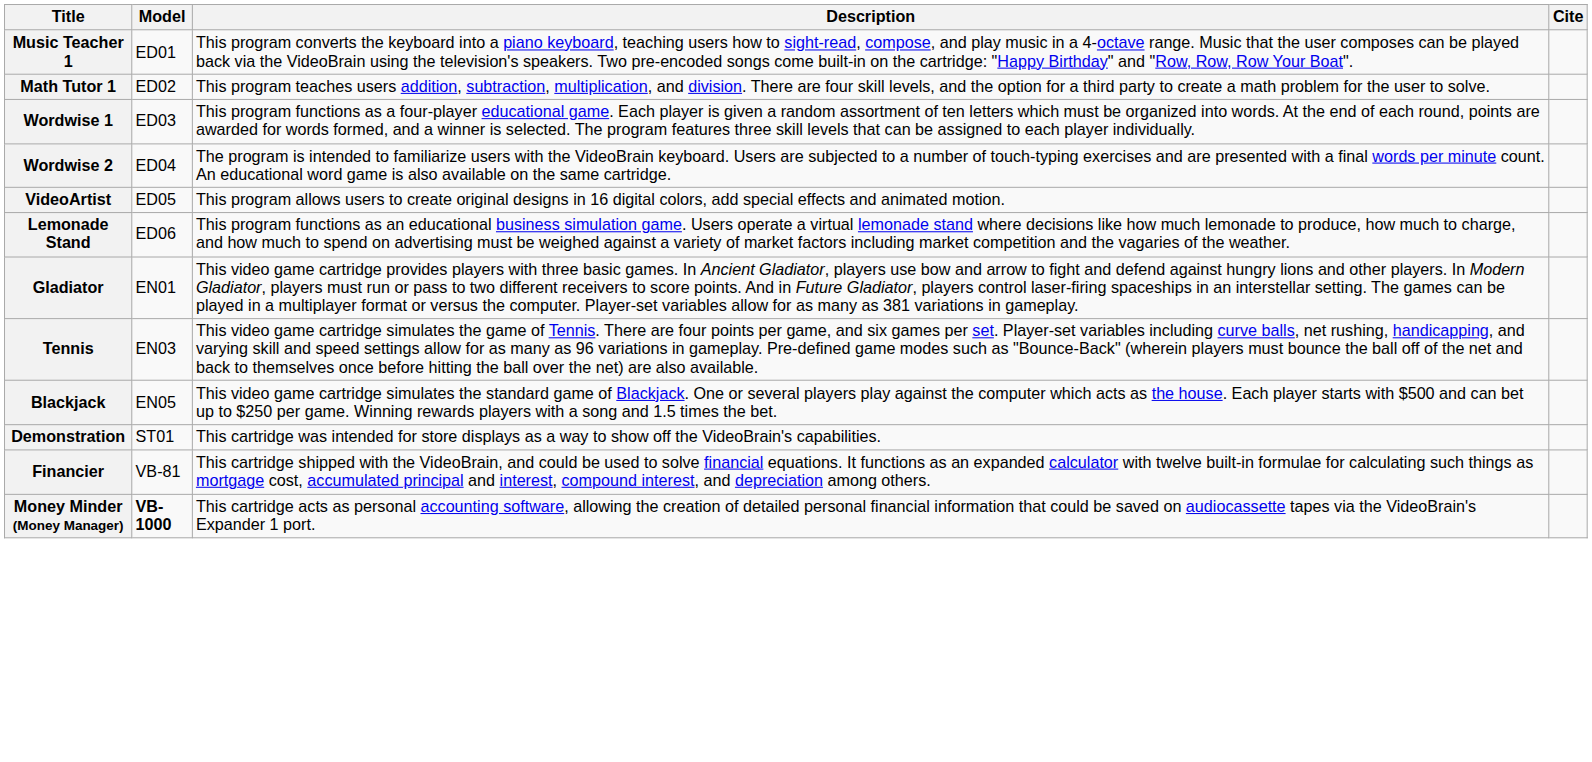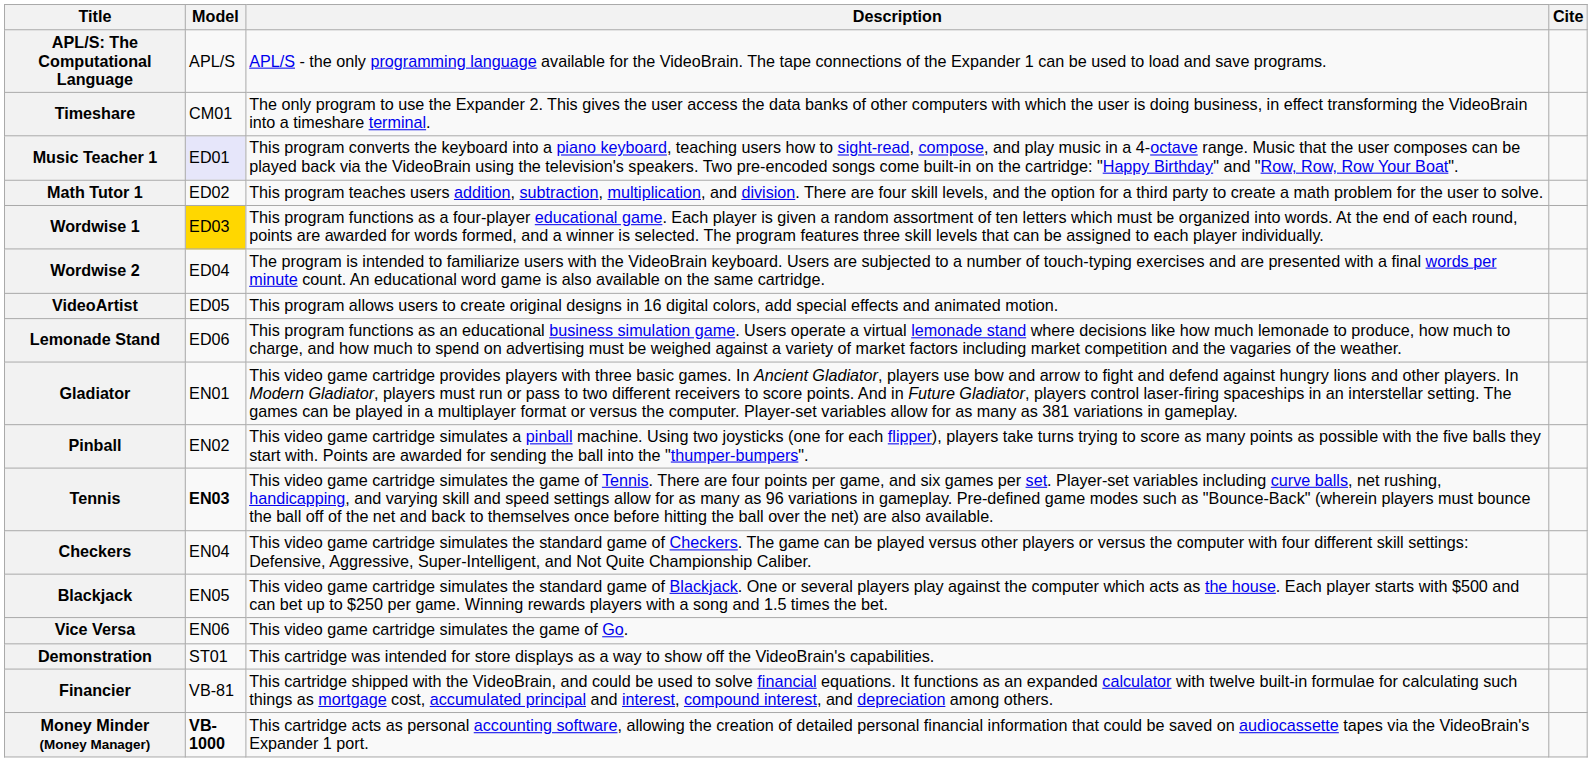+ row: (95, 61)
+ row: (95, 114)
(156, 52) no background -> (209, 157) lavender background
(156, 121) no background -> (209, 227) gold background
+ row: (95, 446)
(156, 349) normal -> (209, 499) bold
+ row: (95, 552)
+ row: (95, 630)
